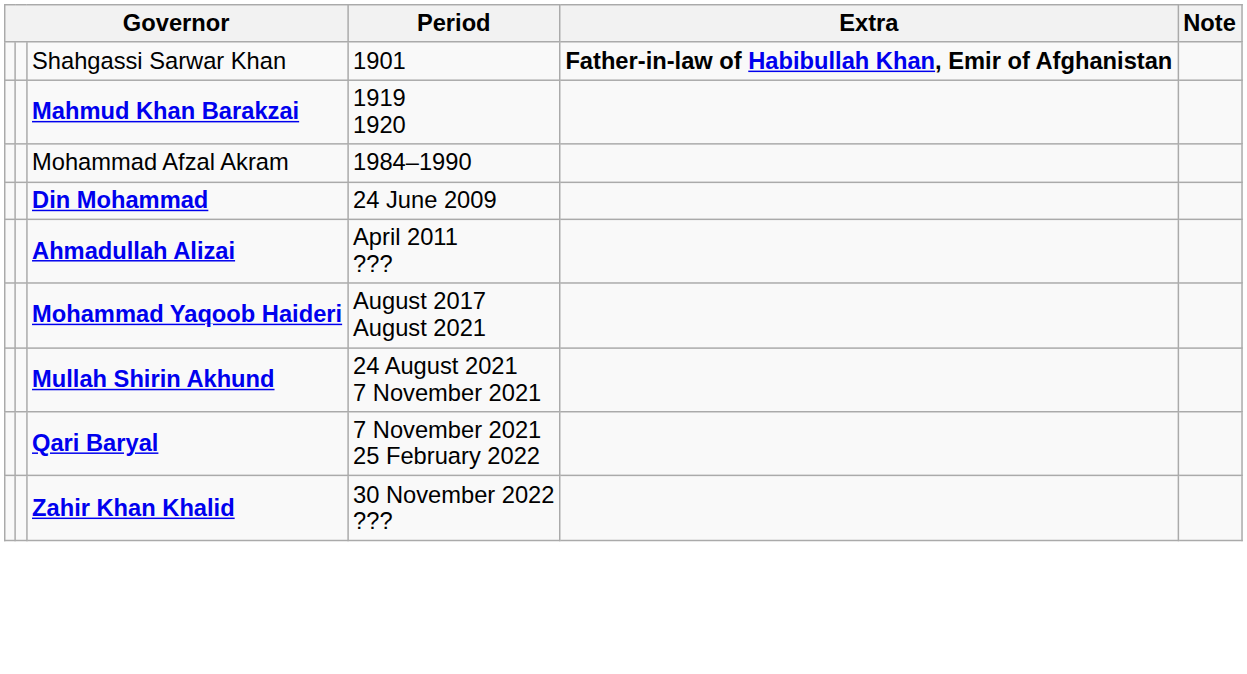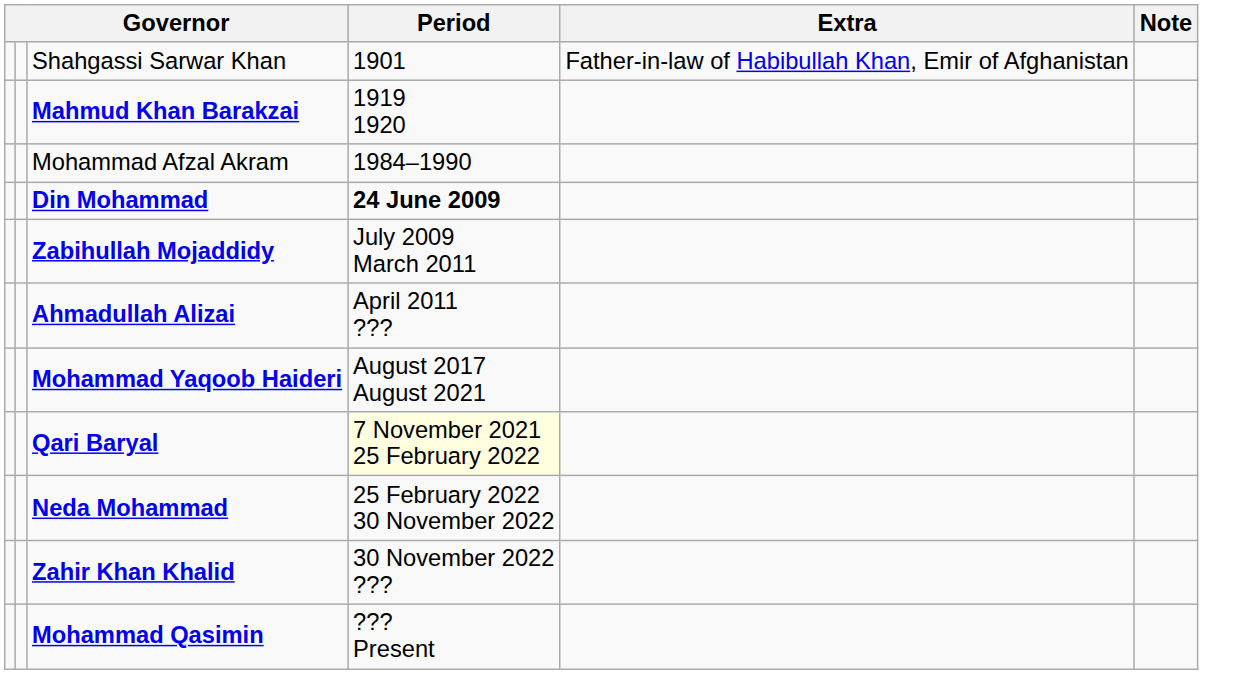(869, 60) bold -> (847, 60) normal
(425, 200) normal -> (427, 200) bold
+ row: (153, 251)
- row: (153, 379)
(447, 443) no background -> (447, 443) lightyellow background
+ row: (130, 507)
+ row: (148, 636)
